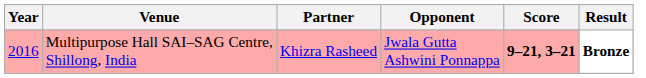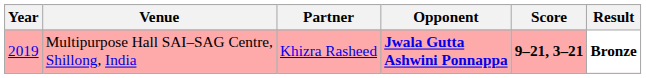(23, 51) 2016 -> (23, 51) 2019
(442, 51) normal -> (446, 51) bold
